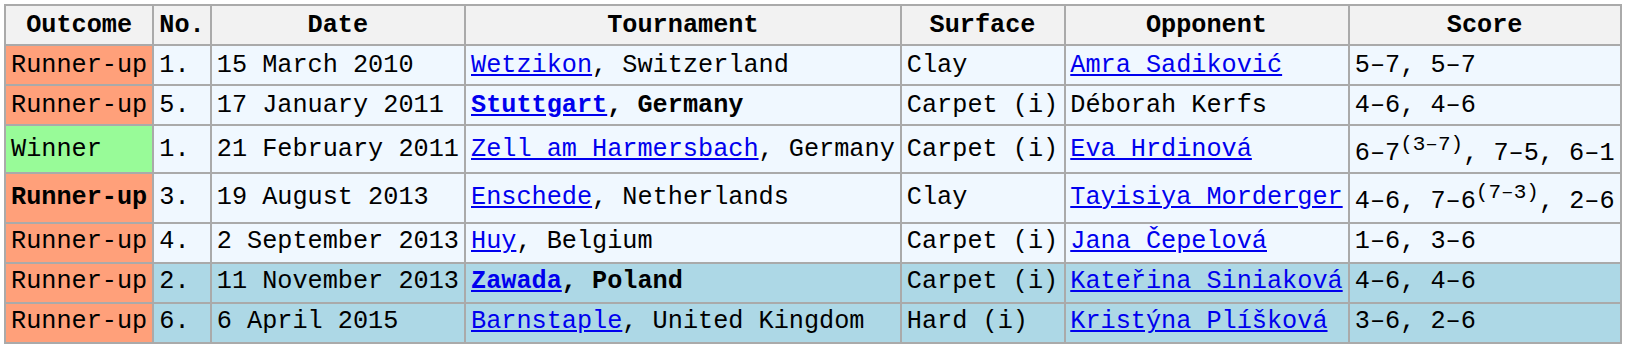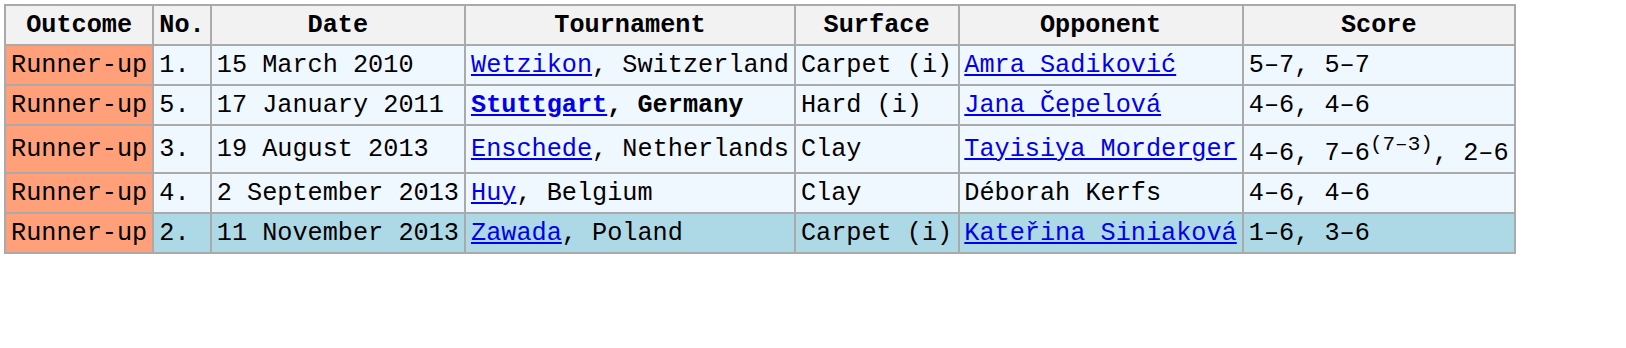(937, 65) Clay -> (877, 65) Carpet (i)
(983, 105) Carpet (i) -> (861, 105) Hard (i)
(1169, 105) Déborah Kerfs -> (1063, 105) Jana Čepelová
- row: (338, 149)
(79, 197) bold -> (79, 149) normal
(983, 242) Carpet (i) -> (831, 193) Clay
(1169, 242) Jana Čepelová -> (1063, 193) Déborah Kerfs
(1415, 242) 1–6, 3–6 -> (1309, 193) 4–6, 4–6
(577, 282) bold -> (577, 233) normal
(1415, 282) 4–6, 4–6 -> (1309, 233) 1–6, 3–6
- row: (308, 322)
